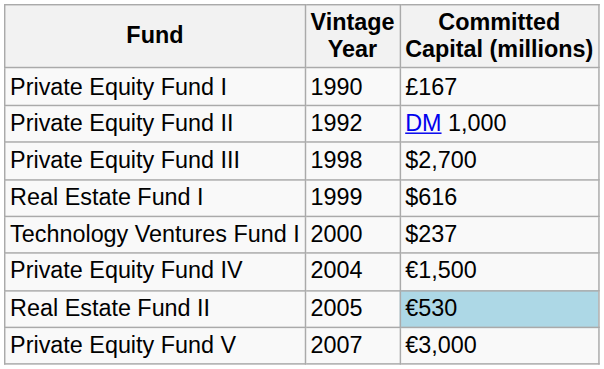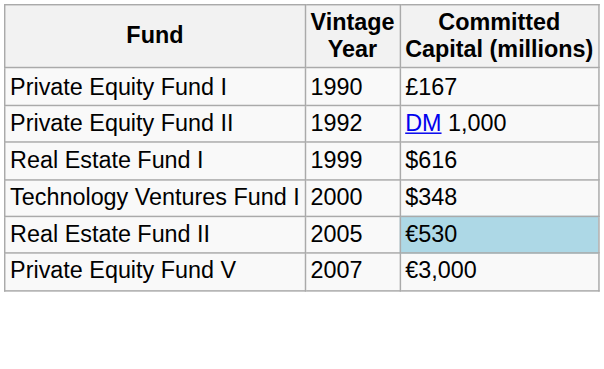- row: (125, 160)
(431, 234) $237 -> (431, 197) $348
- row: (126, 271)
